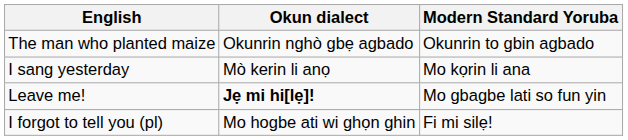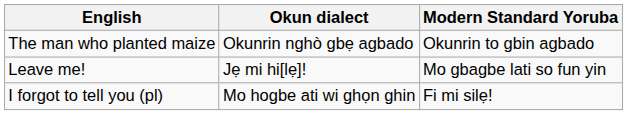- row: (69, 69)
(269, 95) bold -> (265, 69) normal
